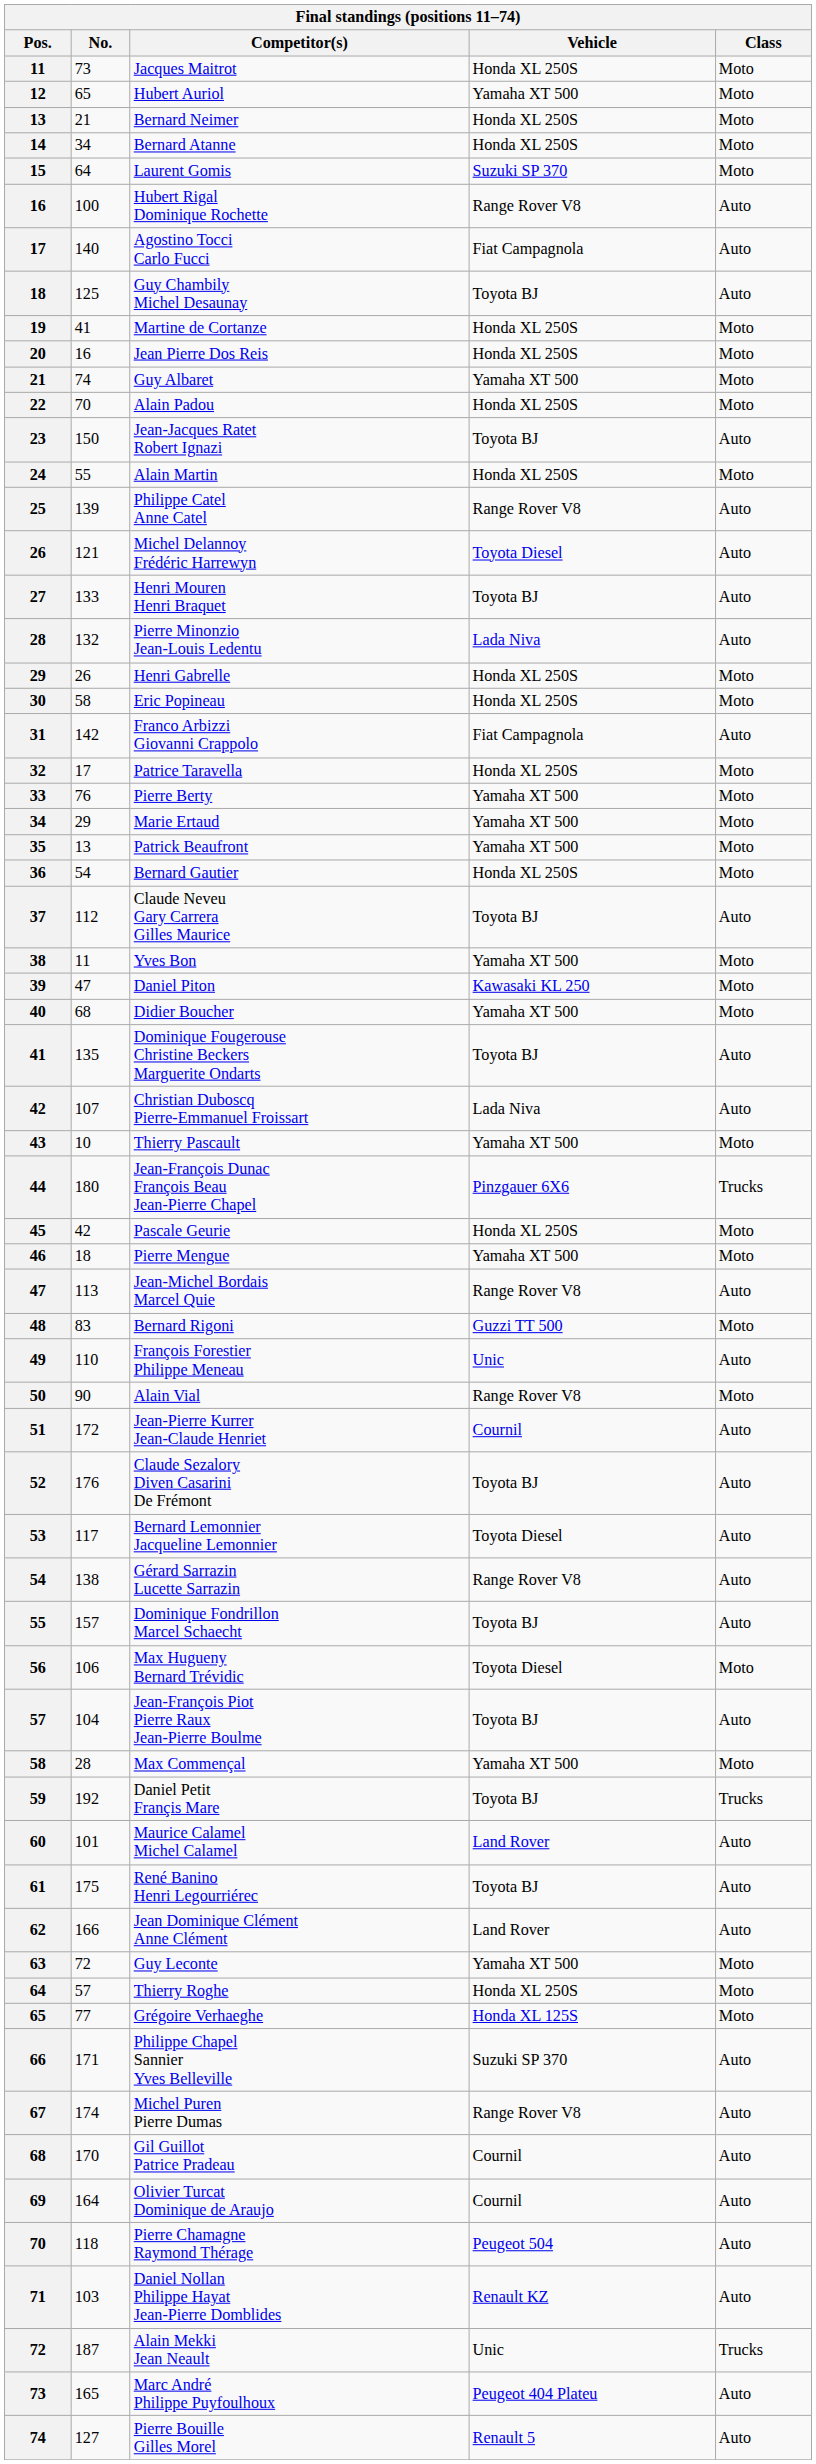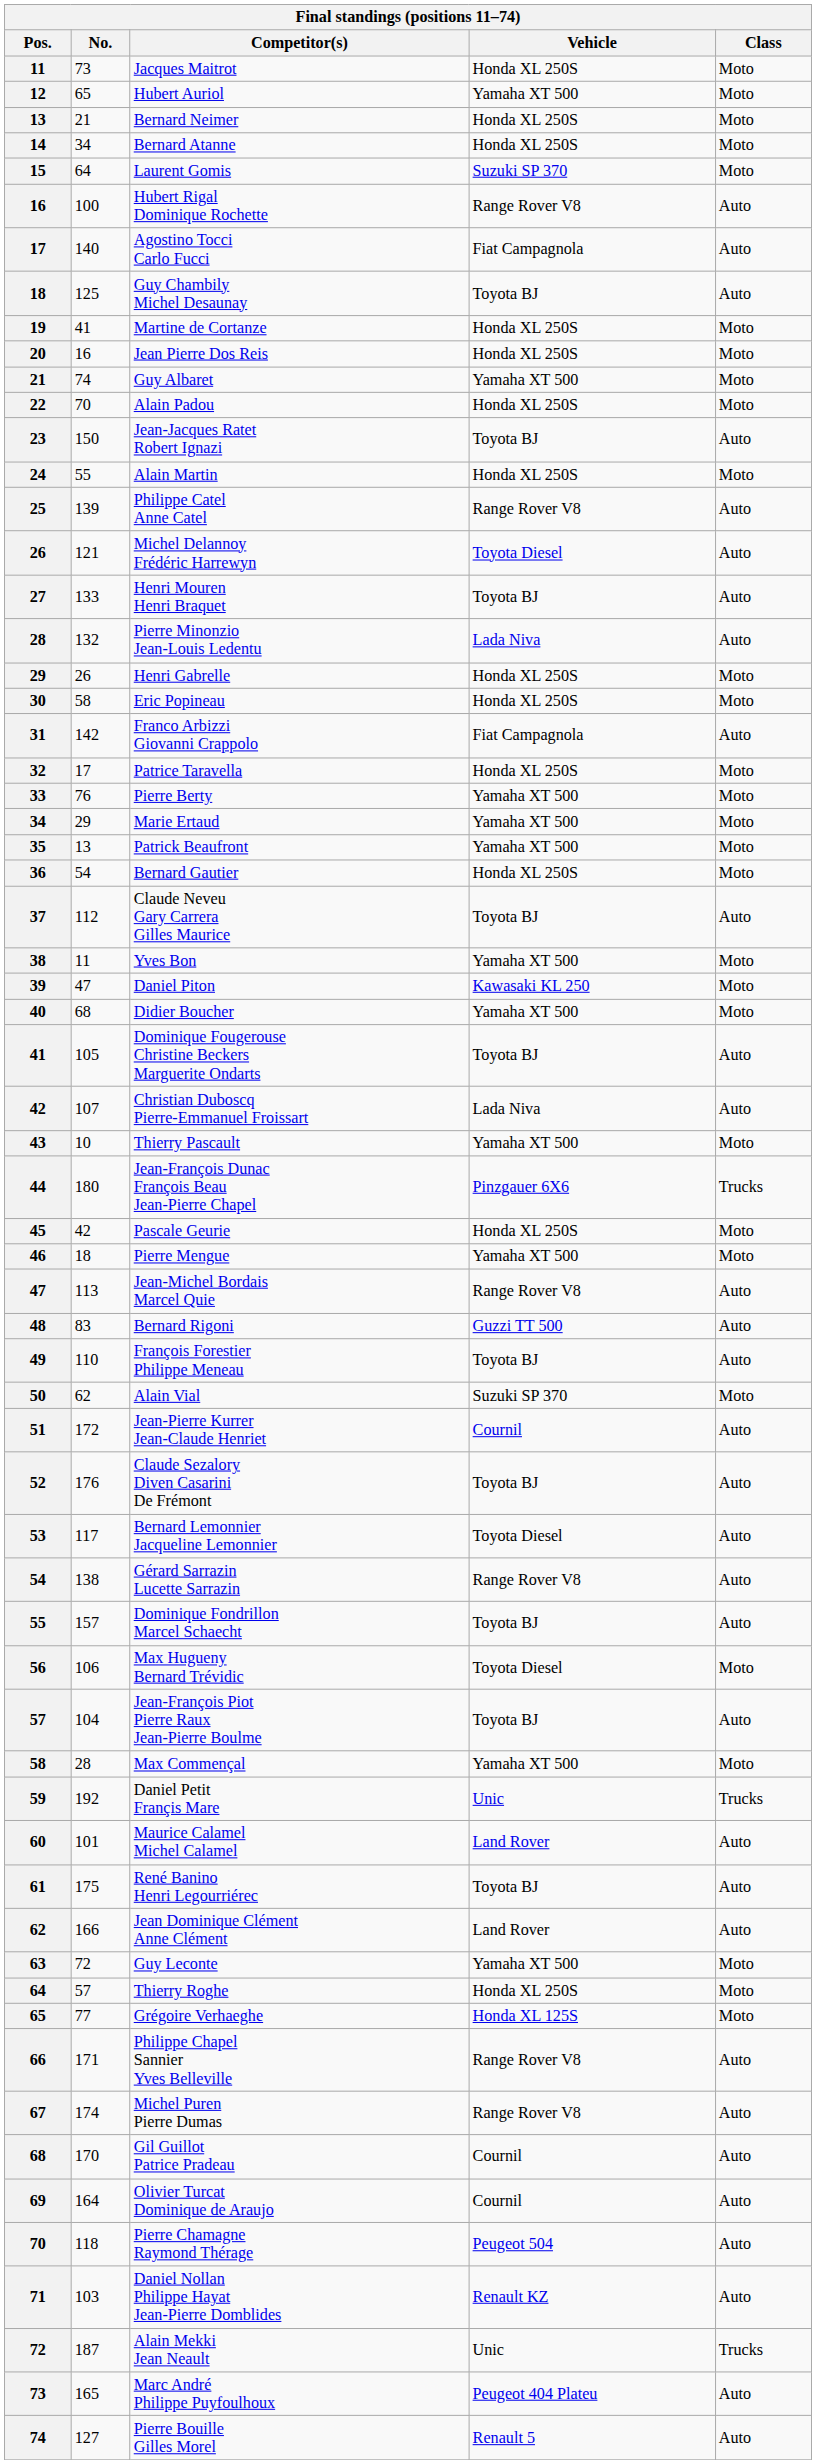(87, 1055) 135 -> (87, 1055) 105
(736, 1325) Moto -> (735, 1325) Auto
(488, 1360) Unic -> (506, 1360) Toyota BJ
(83, 1395) 90 -> (83, 1395) 62
(527, 1395) Range Rover V8 -> (520, 1395) Suzuki SP 370
(506, 1798) Toyota BJ -> (488, 1798) Unic
(520, 2059) Suzuki SP 370 -> (527, 2059) Range Rover V8
